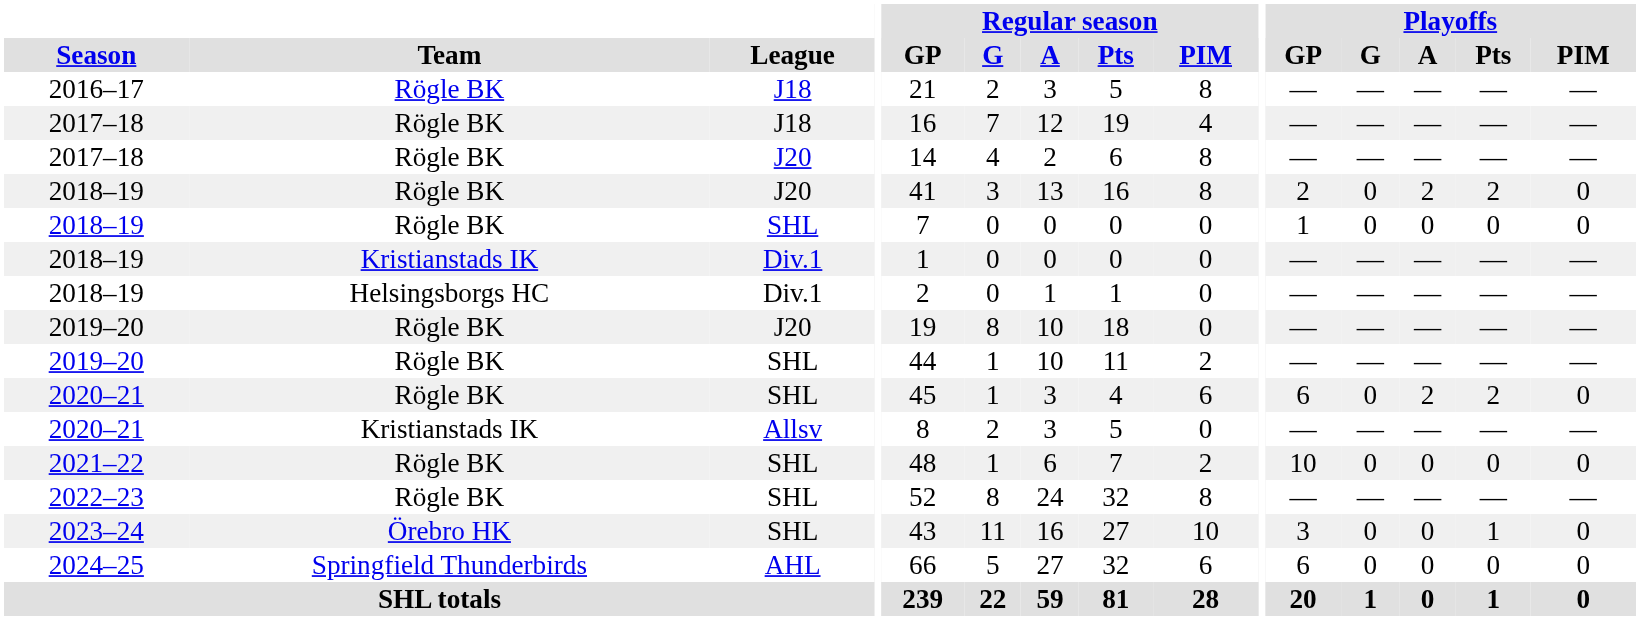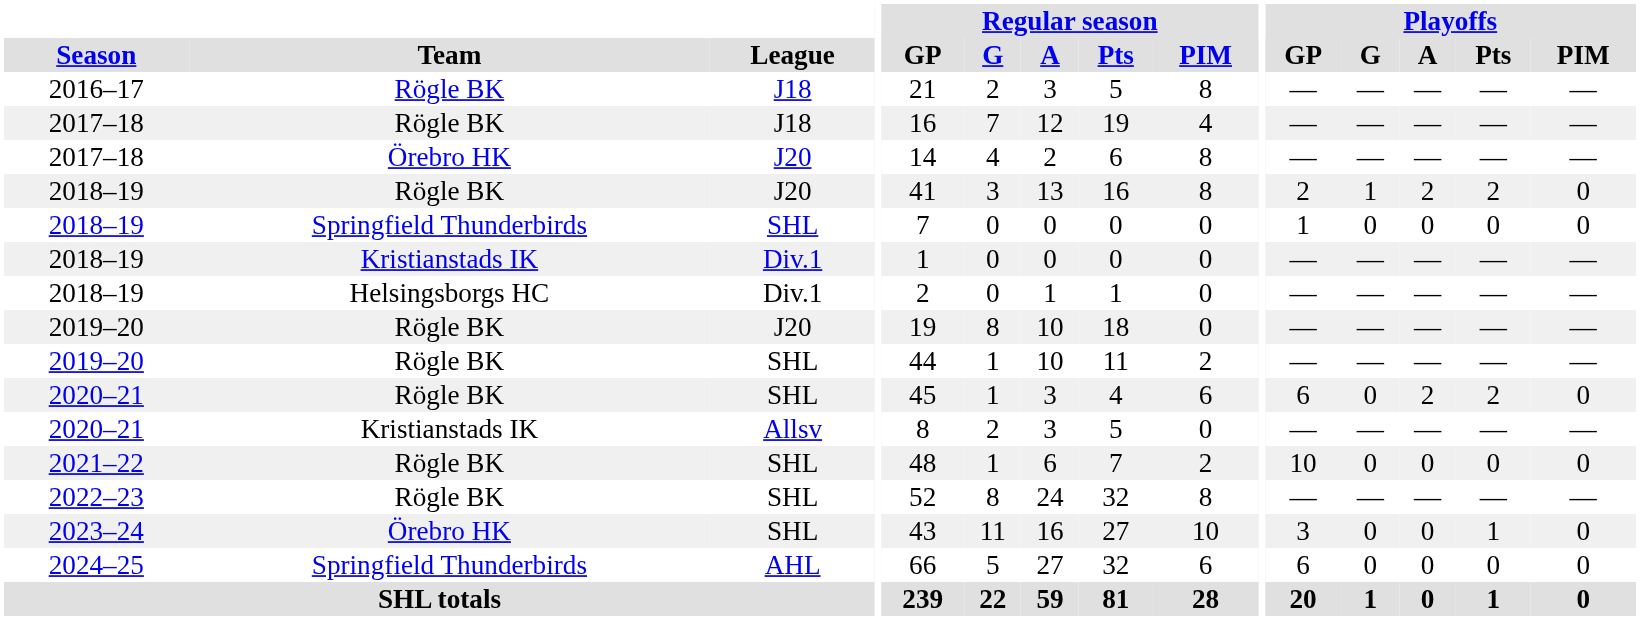(449, 156) Rögle BK -> (449, 156) Örebro HK
(1370, 190) 0 -> (1370, 190) 1
(449, 224) Rögle BK -> (449, 224) Springfield Thunderbirds
